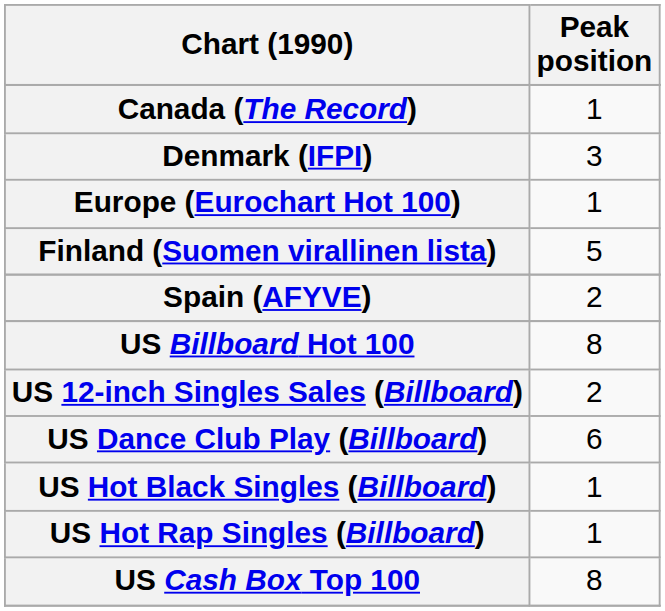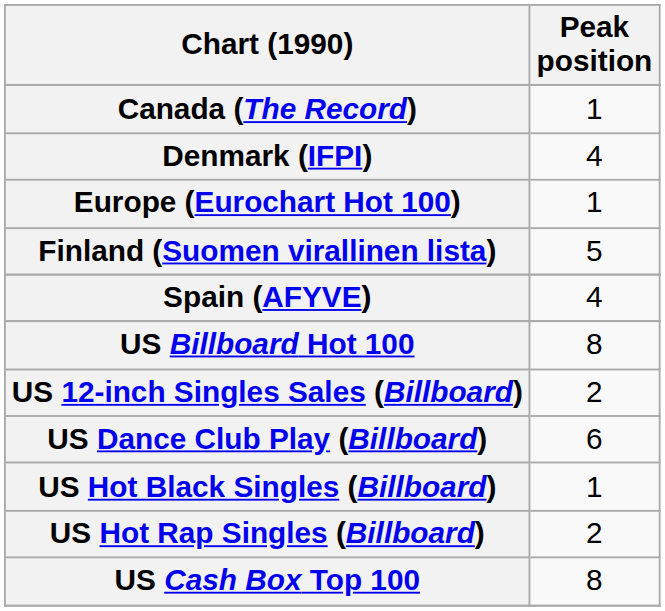(594, 155) 3 -> (594, 155) 4
(594, 297) 2 -> (594, 297) 4
(594, 533) 1 -> (594, 533) 2
